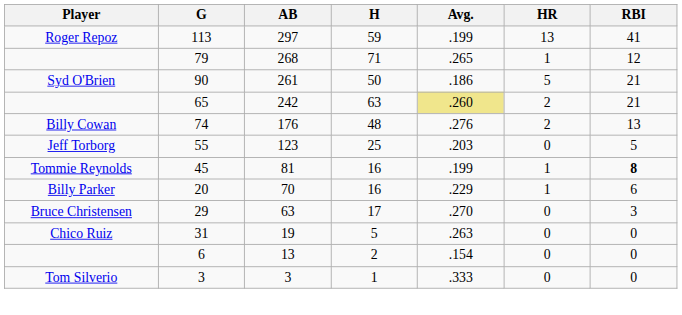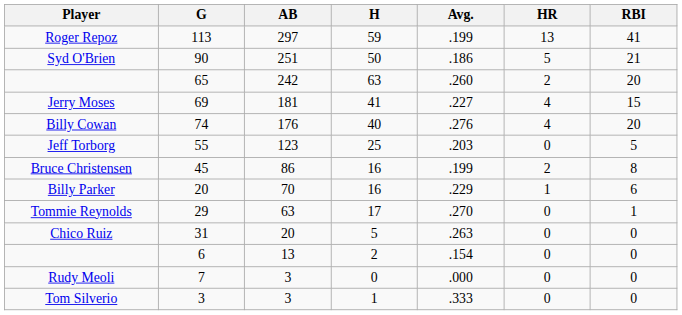- row: (201, 59)
(288, 80) 261 -> (288, 59) 251
(461, 102) khaki background -> (461, 80) no background
(634, 102) 21 -> (634, 80) 20
+ row: (201, 102)
(374, 124) 48 -> (374, 124) 40
(547, 124) 2 -> (547, 124) 4
(634, 124) 13 -> (634, 124) 20
(81, 168) Tommie Reynolds -> (81, 168) Bruce Christensen
(288, 168) 81 -> (288, 168) 86
(547, 168) 1 -> (547, 168) 2
(634, 168) bold -> (634, 168) normal
(81, 211) Bruce Christensen -> (81, 211) Tommie Reynolds
(634, 211) 3 -> (634, 211) 1
(288, 233) 19 -> (288, 233) 20
+ row: (201, 277)
